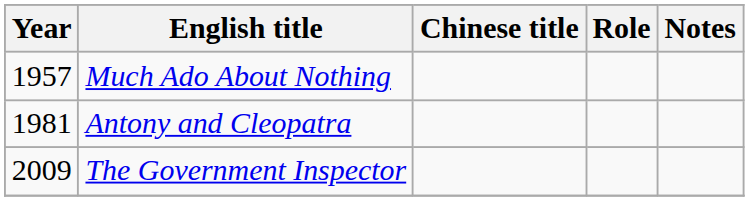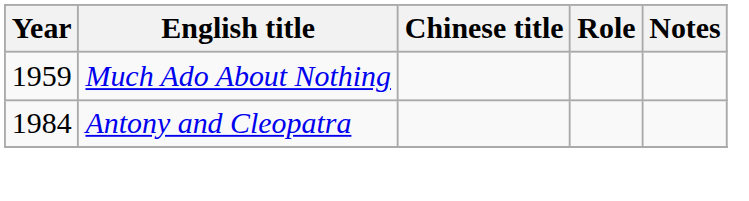(42, 75) 1957 -> (42, 75) 1959
(42, 123) 1981 -> (42, 123) 1984
- row: (246, 170)
